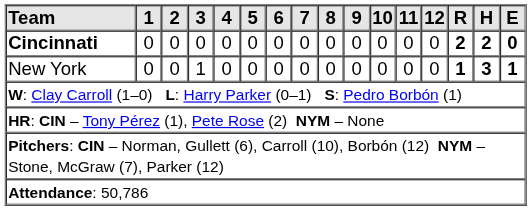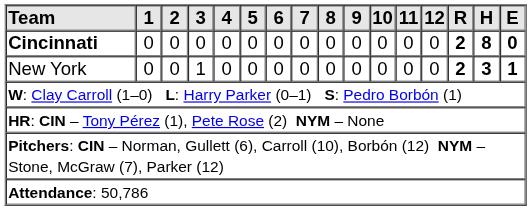(486, 43) 2 -> (486, 43) 8
(460, 68) 1 -> (460, 68) 2
